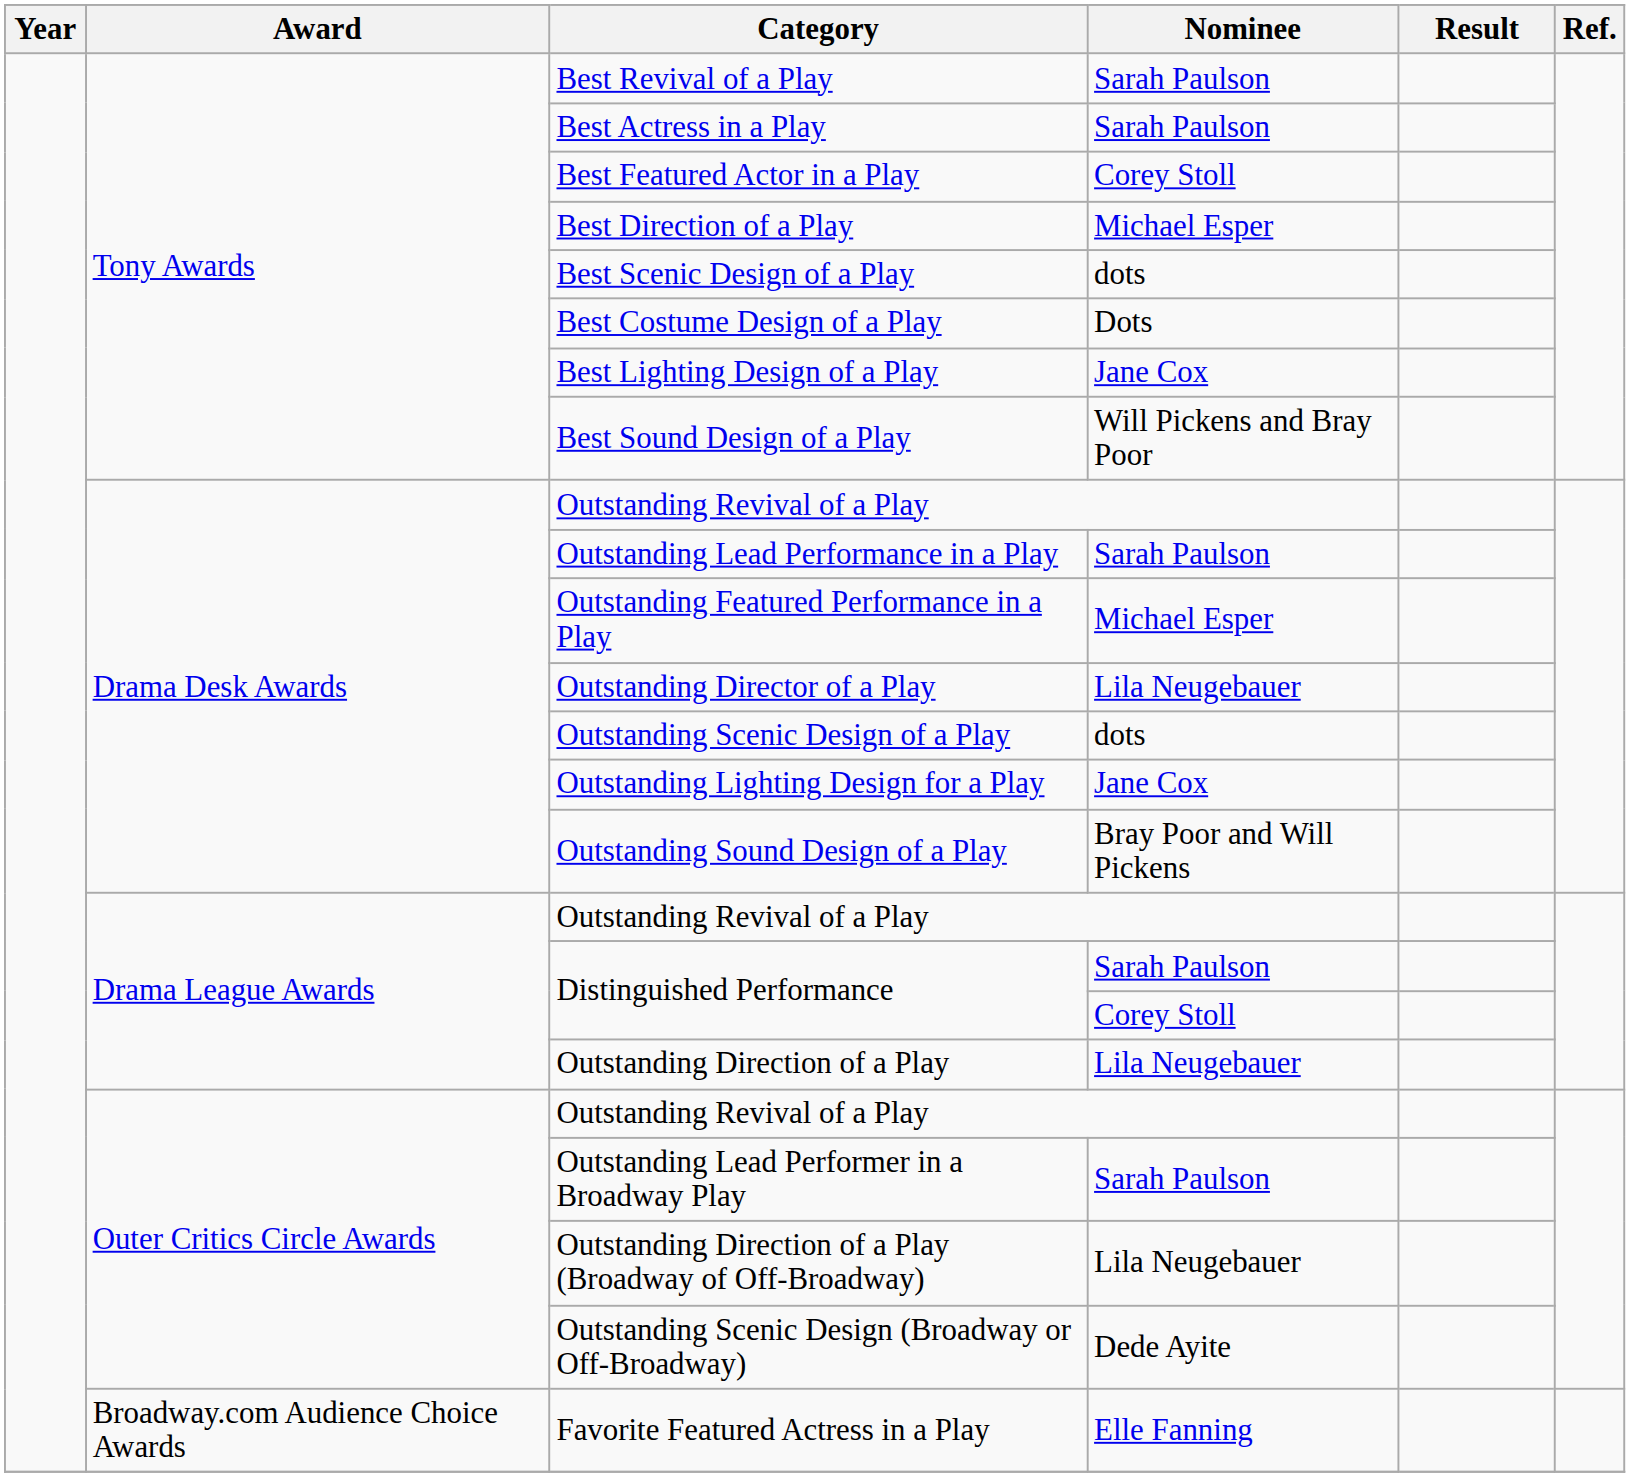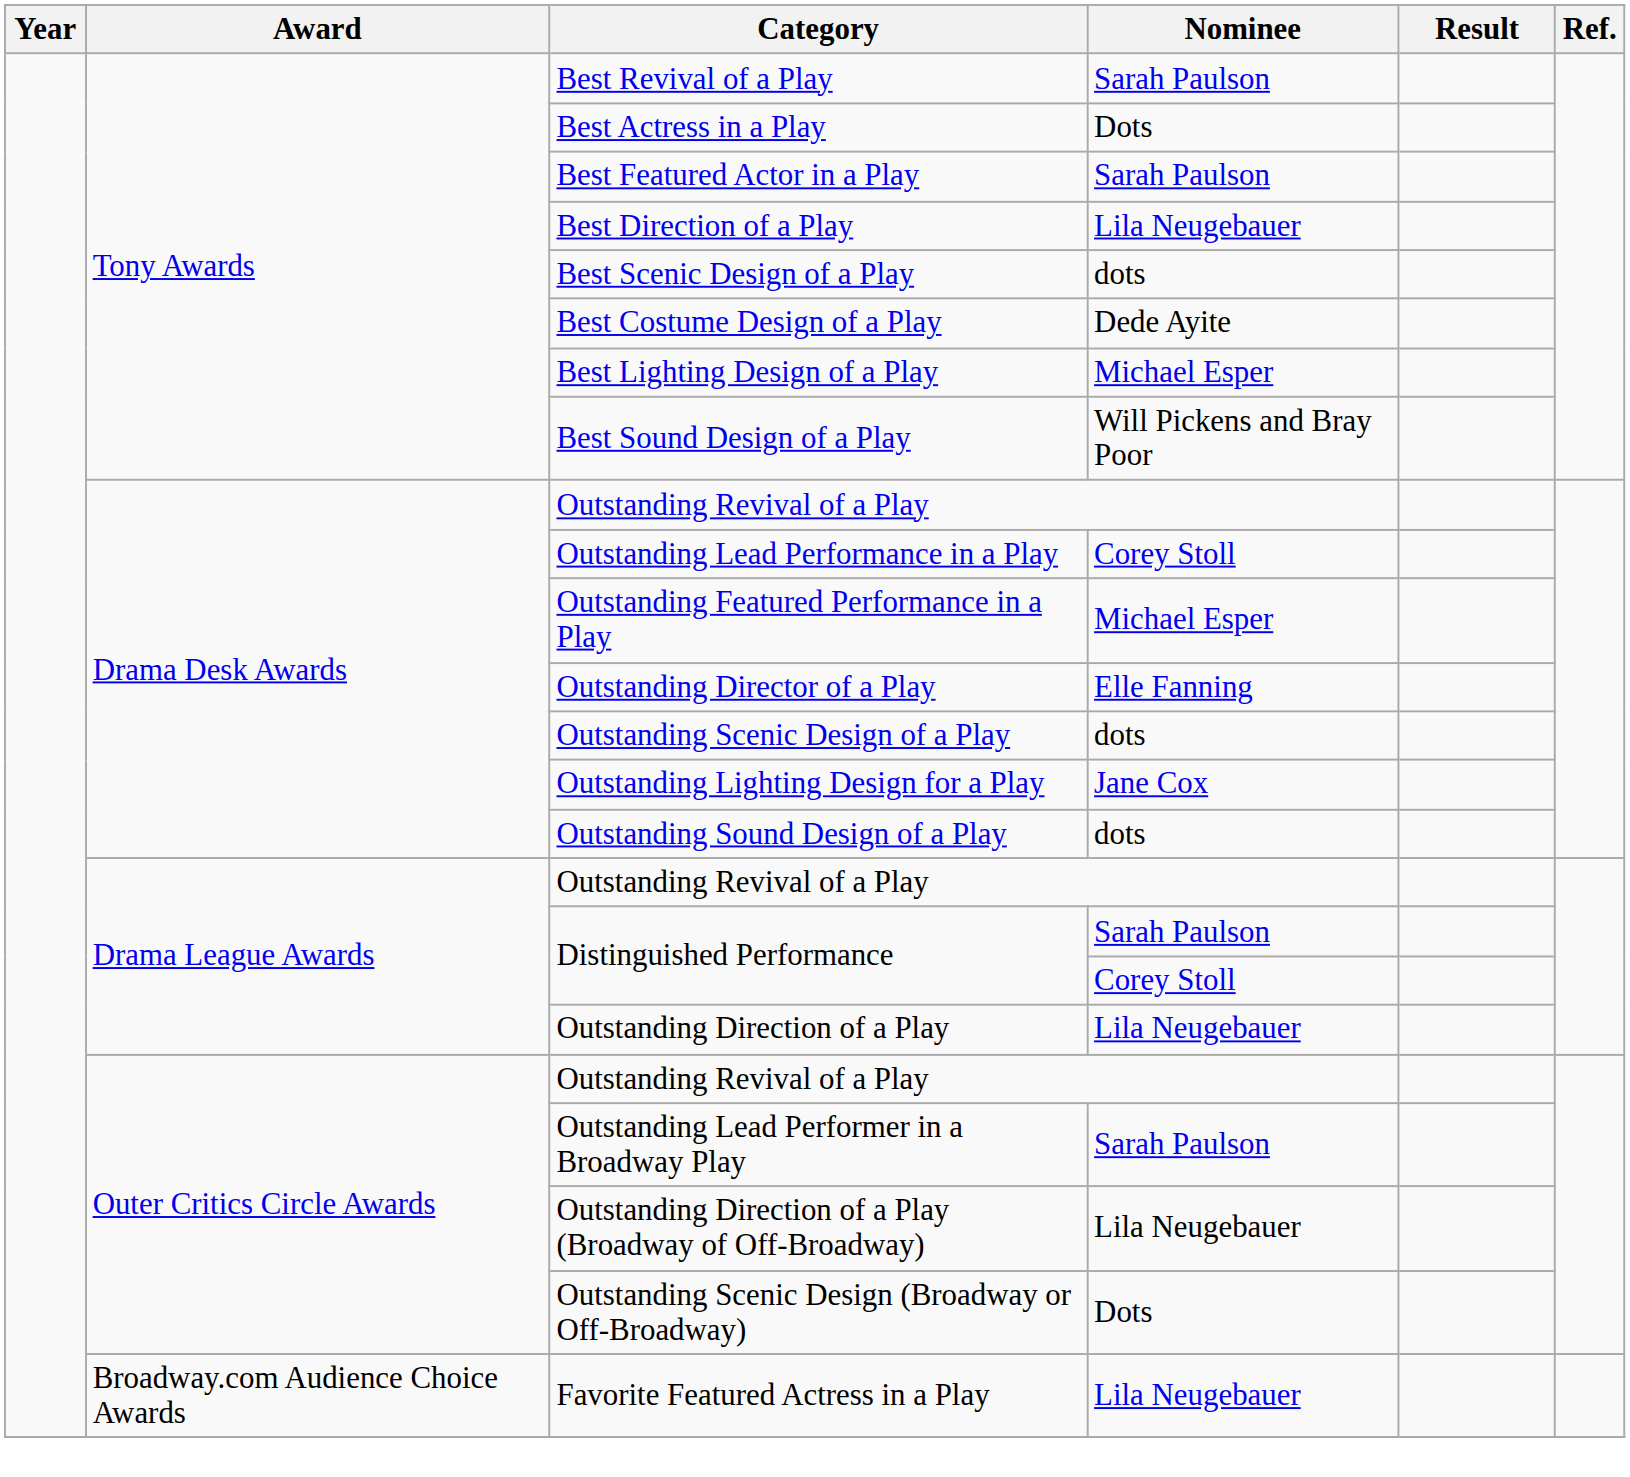(1182, 126) Sarah Paulson -> (1123, 126) Dots
(1165, 175) Corey Stoll -> (1182, 175) Sarah Paulson
(1184, 224) Michael Esper -> (1197, 224) Lila Neugebauer
(1123, 322) Dots -> (1163, 322) Dede Ayite
(1151, 371) Jane Cox -> (1184, 371) Michael Esper
(1182, 553) Sarah Paulson -> (1165, 553) Corey Stoll
(1197, 686) Lila Neugebauer -> (1173, 686) Elle Fanning
(1214, 850) Bray Poor and Will Pickens -> (1120, 833) dots
(1163, 1346) Dede Ayite -> (1123, 1311) Dots
(1173, 1430) Elle Fanning -> (1197, 1395) Lila Neugebauer
